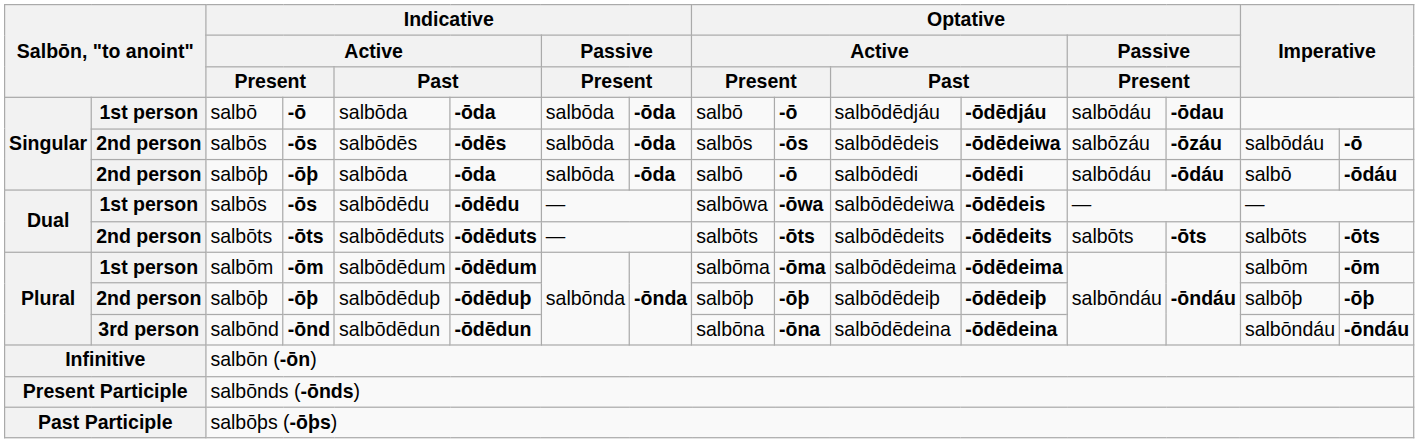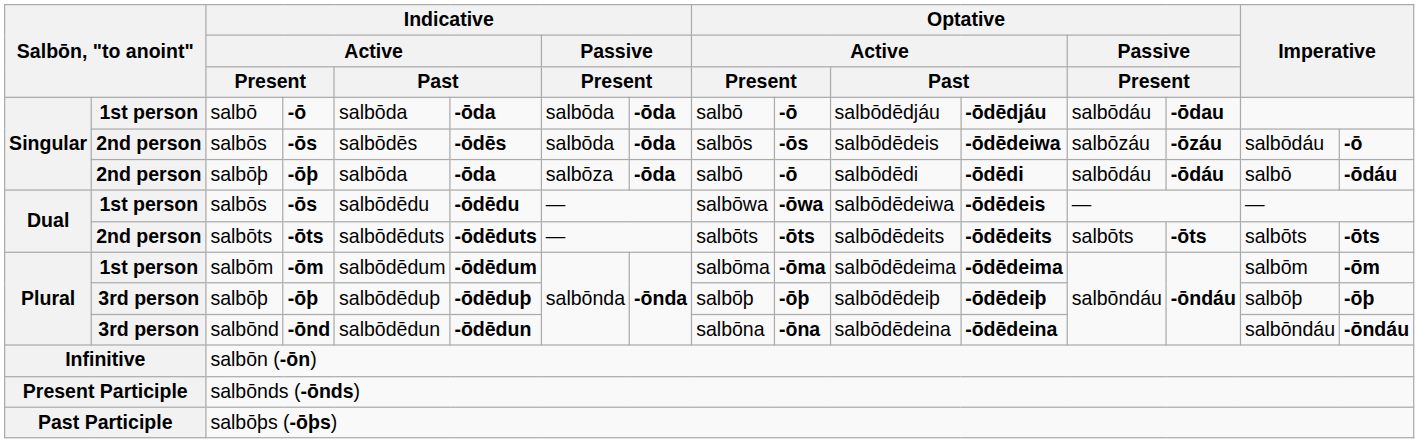(580, 174) salbōda -> (579, 174) salbōza
(149, 298) 2nd person -> (149, 298) 3rd person
